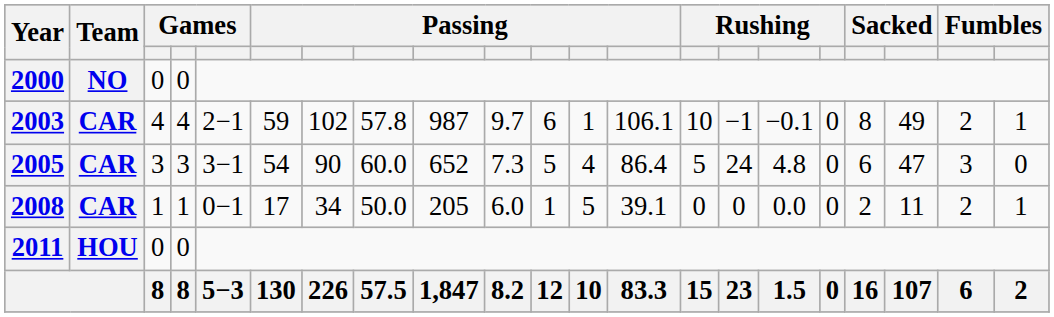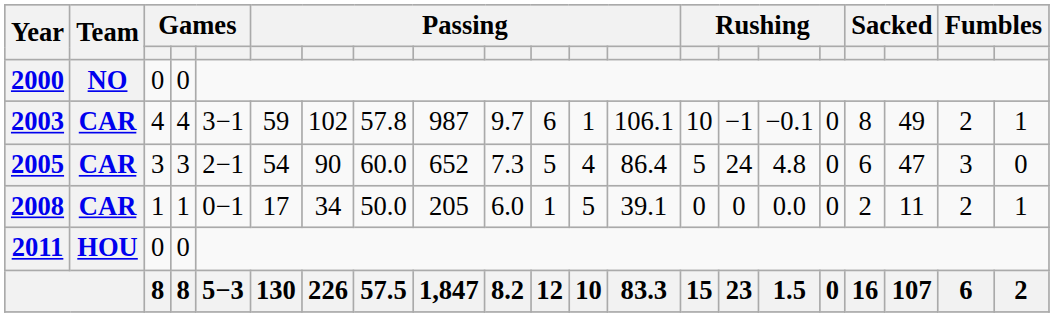(223, 122) 2−1 -> (223, 122) 3−1
(223, 164) 3−1 -> (223, 164) 2−1
